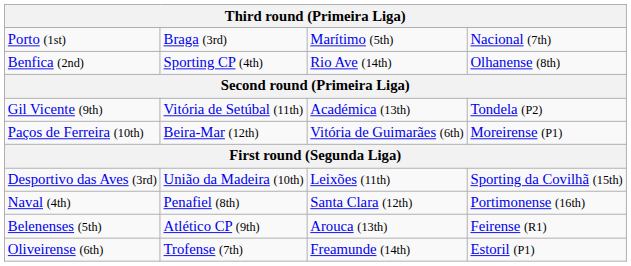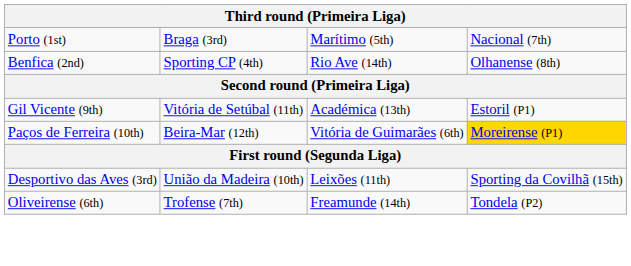(506, 109) Tondela (P2) -> (502, 109) Estoril (P1)
(516, 132) no background -> (516, 132) gold background
- row: (39, 202)
- row: (55, 226)
(502, 249) Estoril (P1) -> (506, 202) Tondela (P2)
